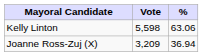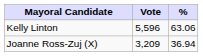(148, 28) 5,598 -> (148, 28) 5,596
